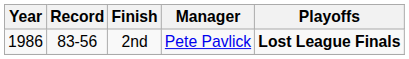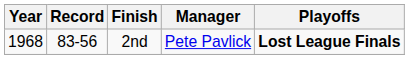(26, 41) 1986 -> (26, 41) 1968
